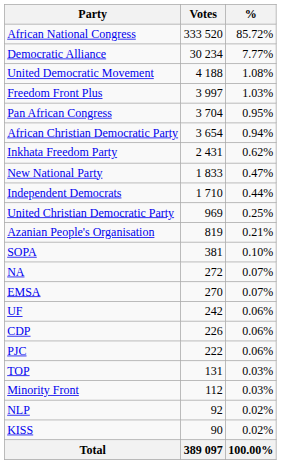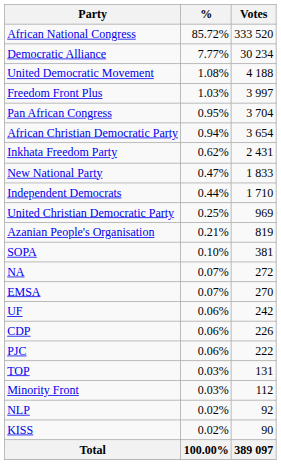columns swapped: (203, 14) <-> (251, 14)
